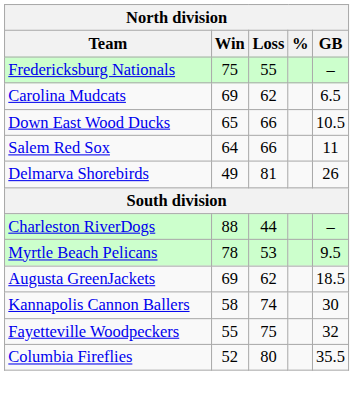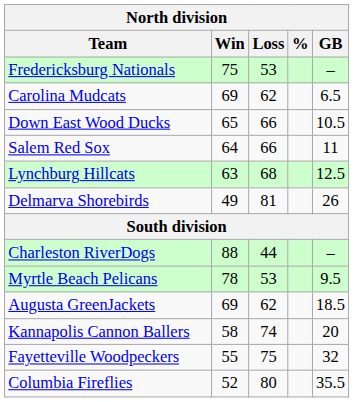(268, 69) 55 -> (268, 69) 53
+ row: (72, 174)
(331, 305) 30 -> (331, 331) 20
